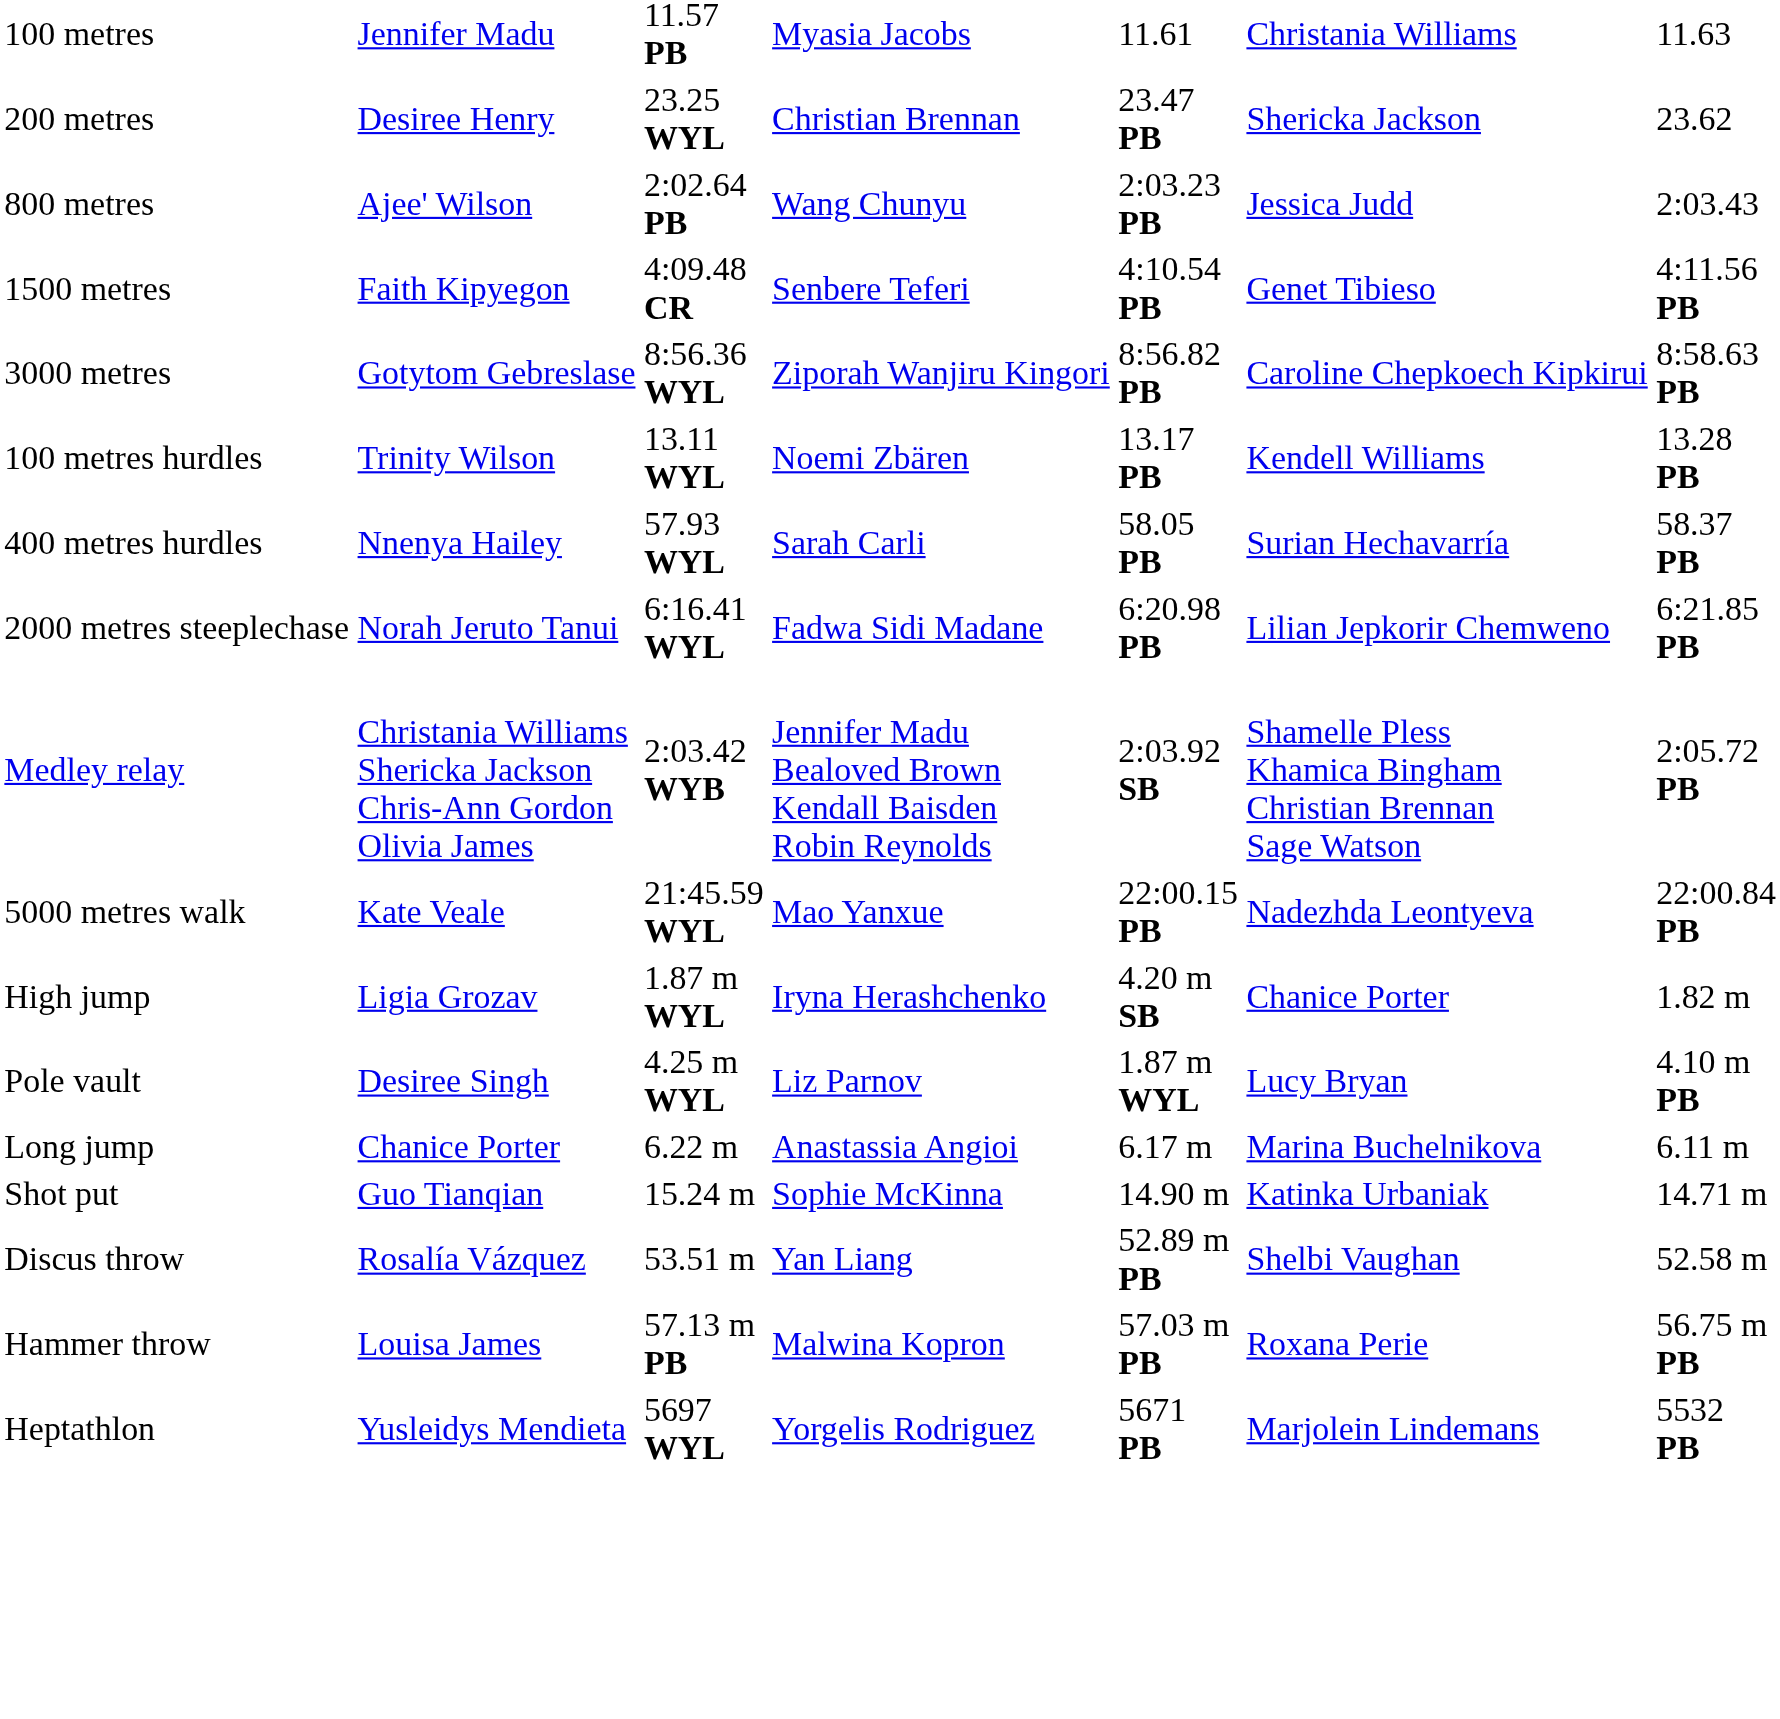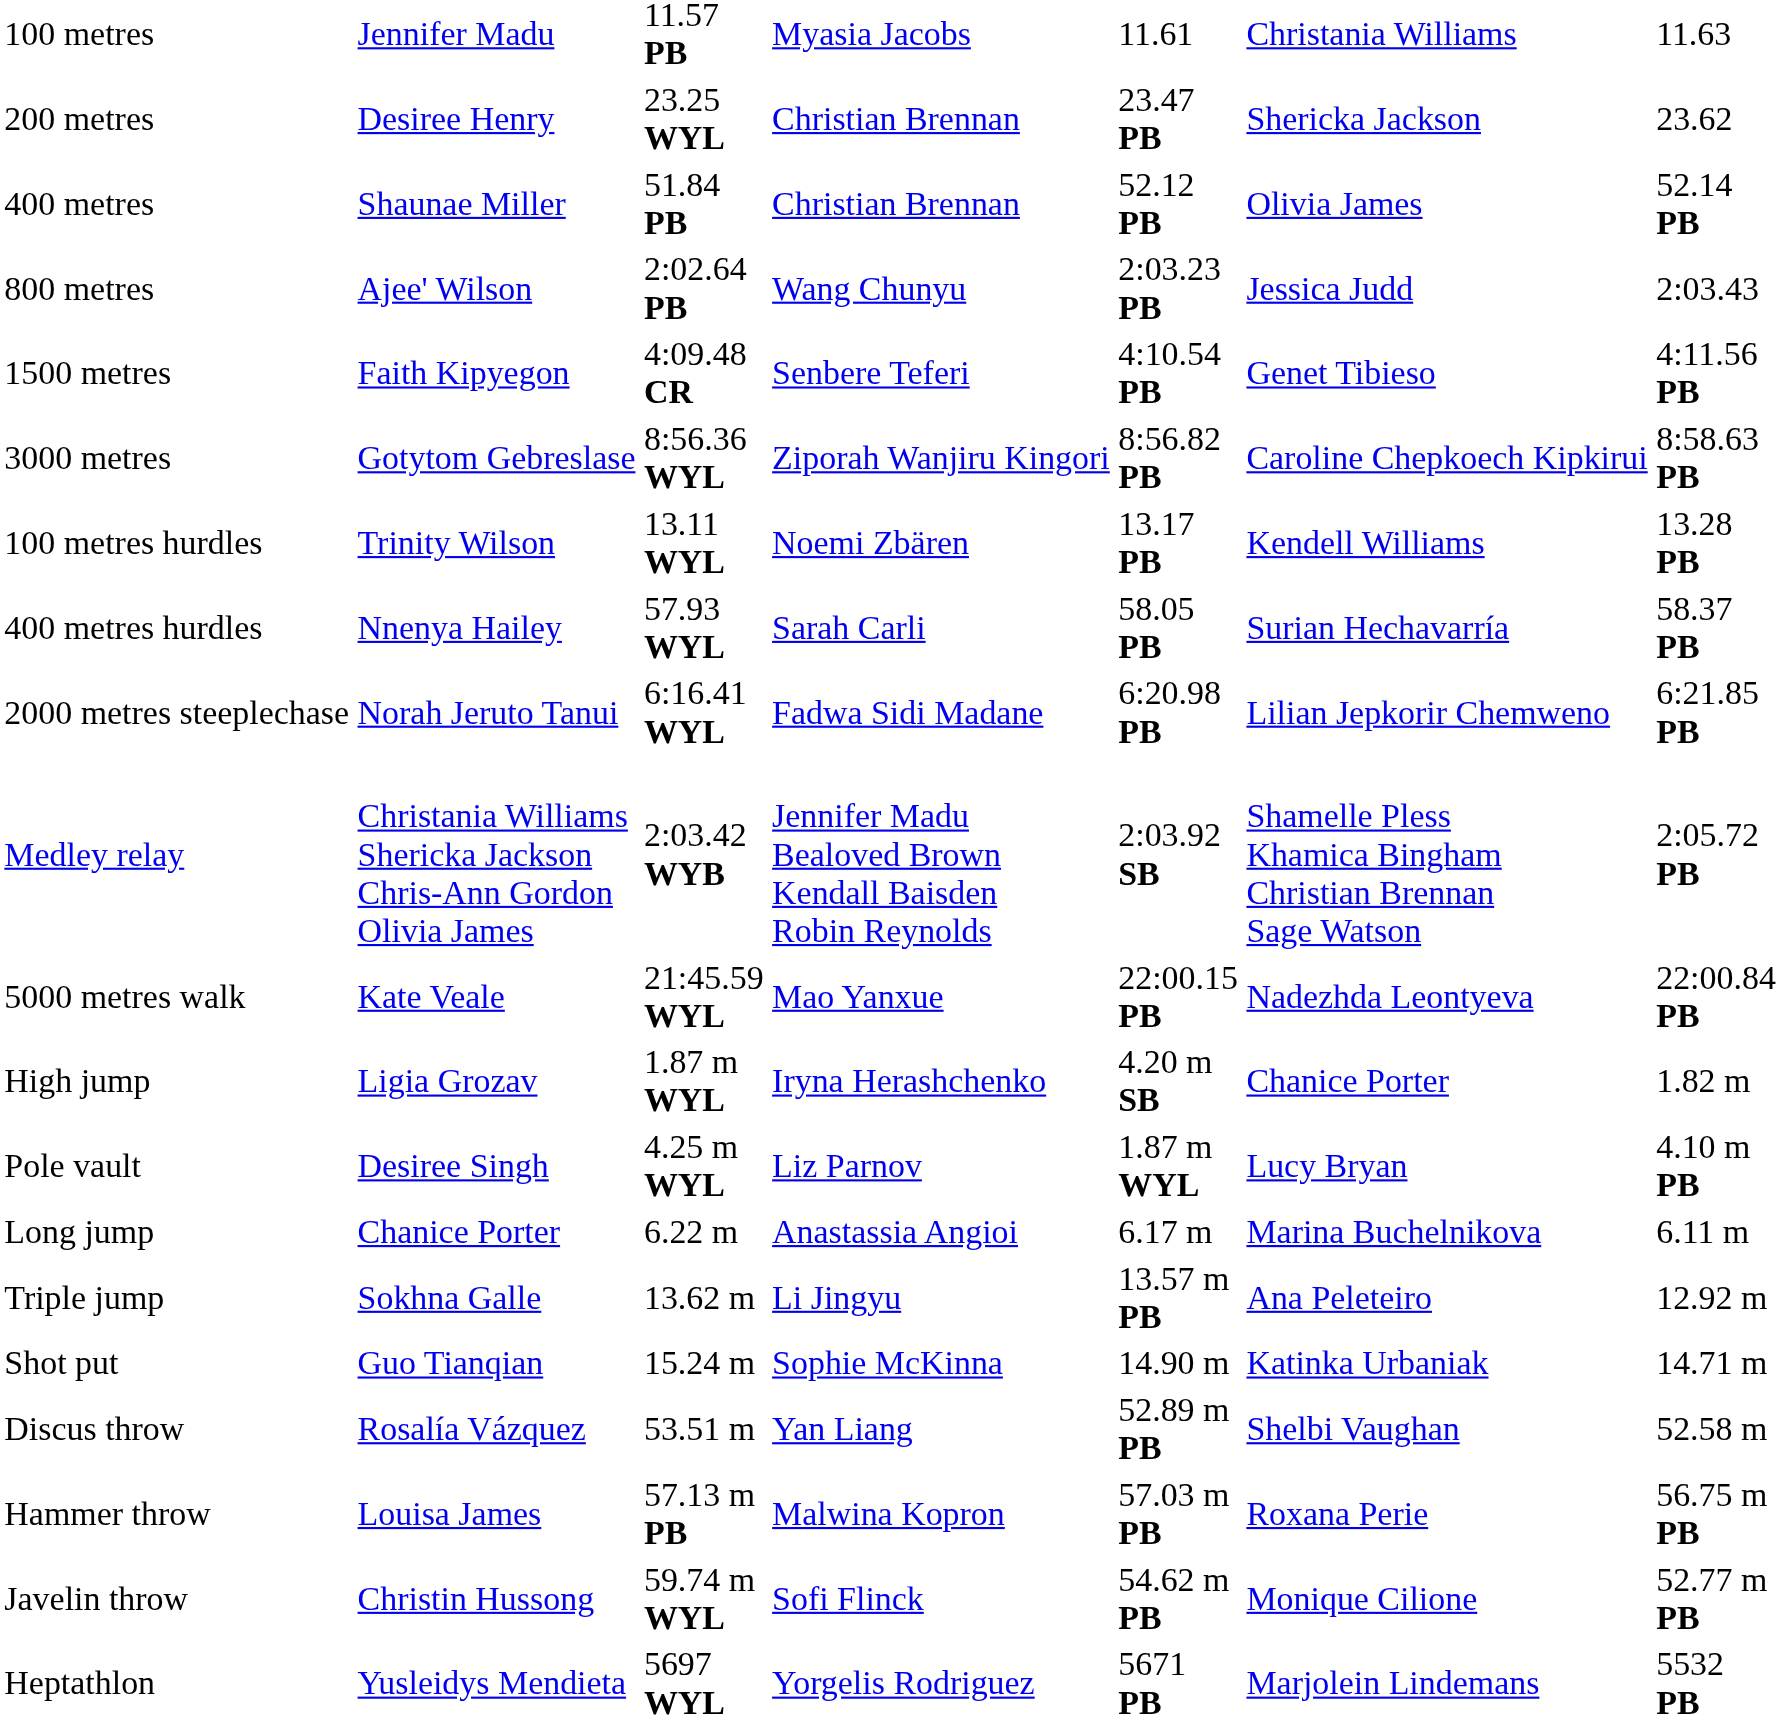+ row: (79, 203)
+ row: (84, 1297)
+ row: (96, 1598)
